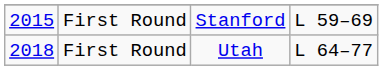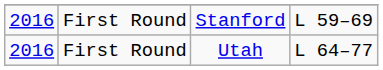(32, 20) 2015 -> (32, 20) 2016
(32, 50) 2018 -> (32, 50) 2016
